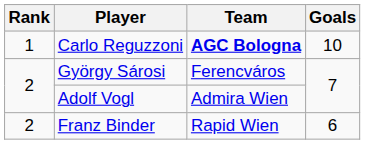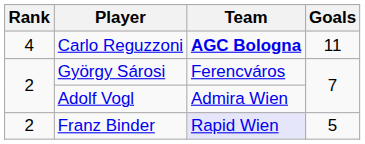(29, 44) 1 -> (29, 44) 4
(333, 44) 10 -> (333, 44) 11
(235, 125) no background -> (235, 125) lavender background
(333, 125) 6 -> (333, 125) 5
